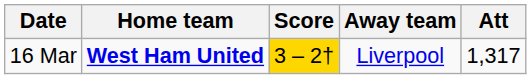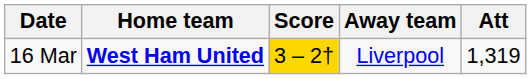(493, 55) 1,317 -> (493, 55) 1,319
